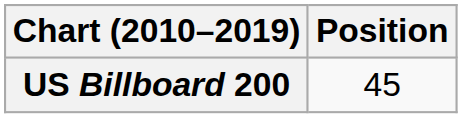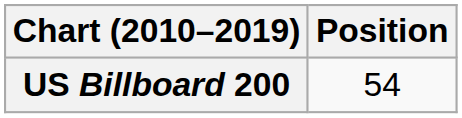(382, 84) 45 -> (382, 84) 54
